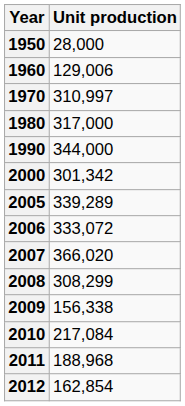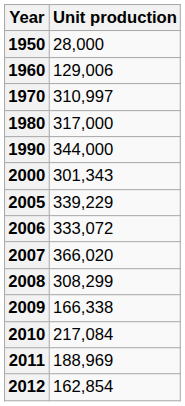(83, 176) 301,342 -> (83, 176) 301,343
(83, 202) 339,289 -> (83, 202) 339,229
(83, 307) 156,338 -> (83, 307) 166,338
(83, 360) 188,968 -> (83, 360) 188,969
